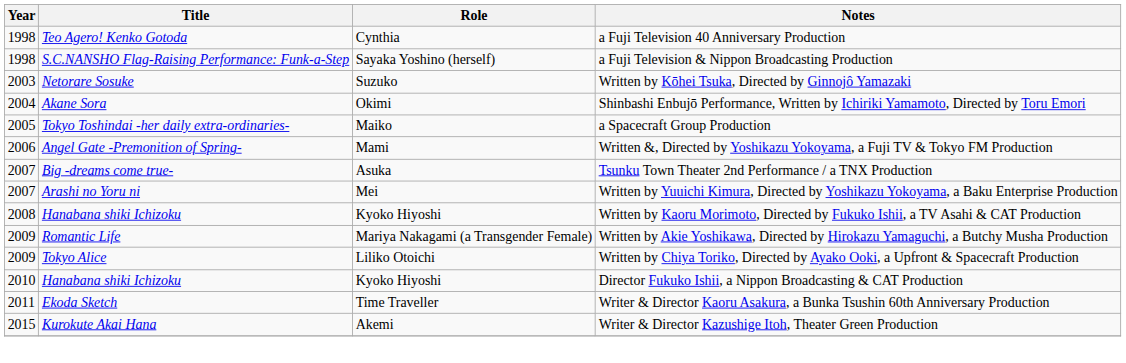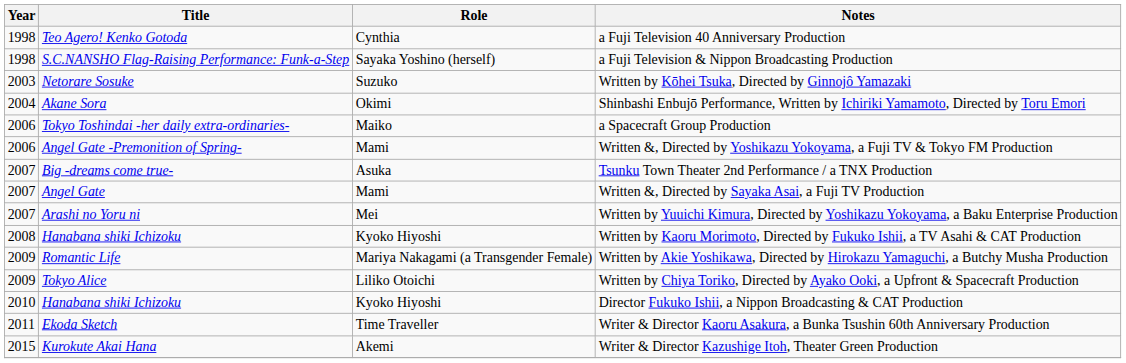(22, 125) 2005 -> (22, 125) 2006
+ row: (761, 192)
